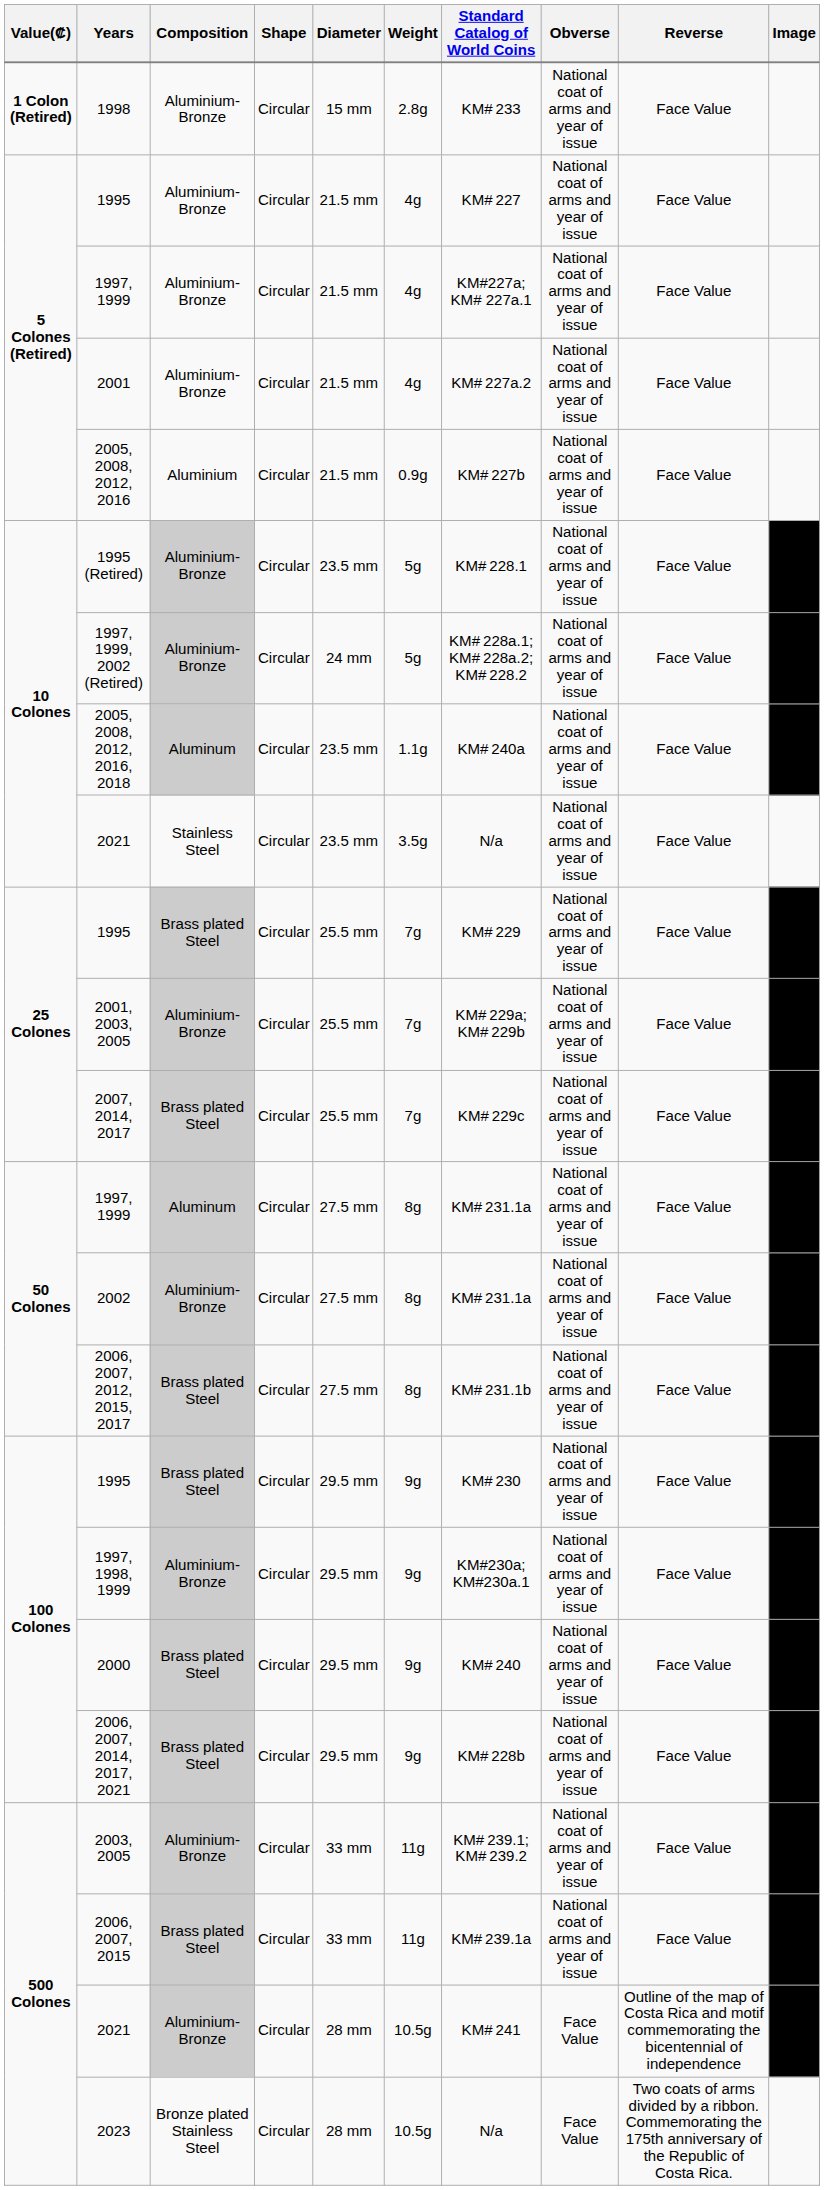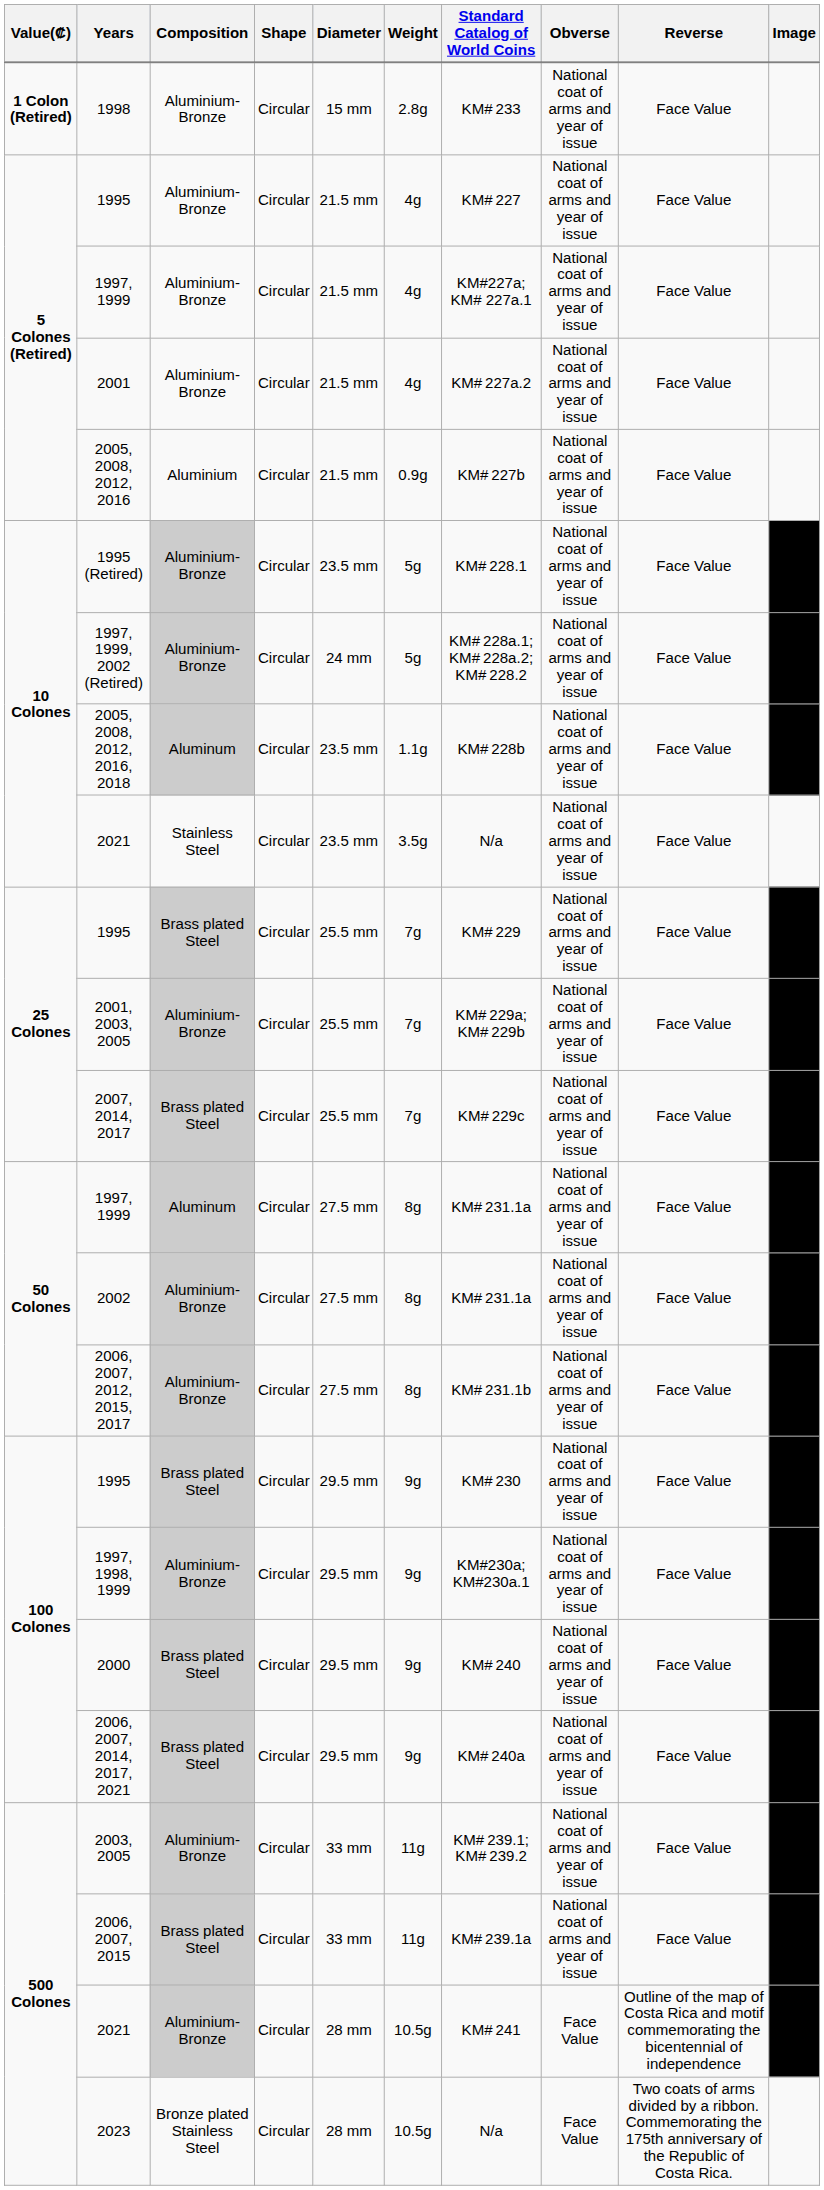(491, 749) KM# 240a -> (491, 749) KM# 228b
(202, 1390) Brass plated Steel -> (202, 1390) Aluminium-Bronze
(491, 1756) KM# 228b -> (491, 1756) KM# 240a
